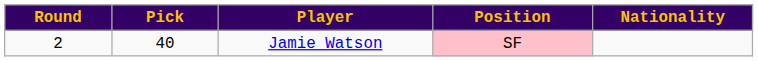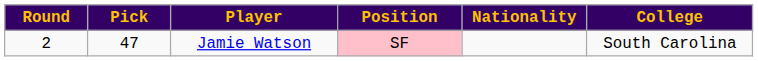+ column: (670, 18)
(165, 43) 40 -> (129, 43) 47
